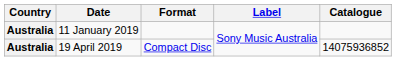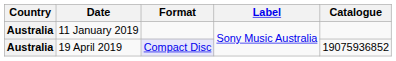(178, 47) no background -> (178, 47) lavender background
(356, 47) 14075936852 -> (356, 47) 19075936852
